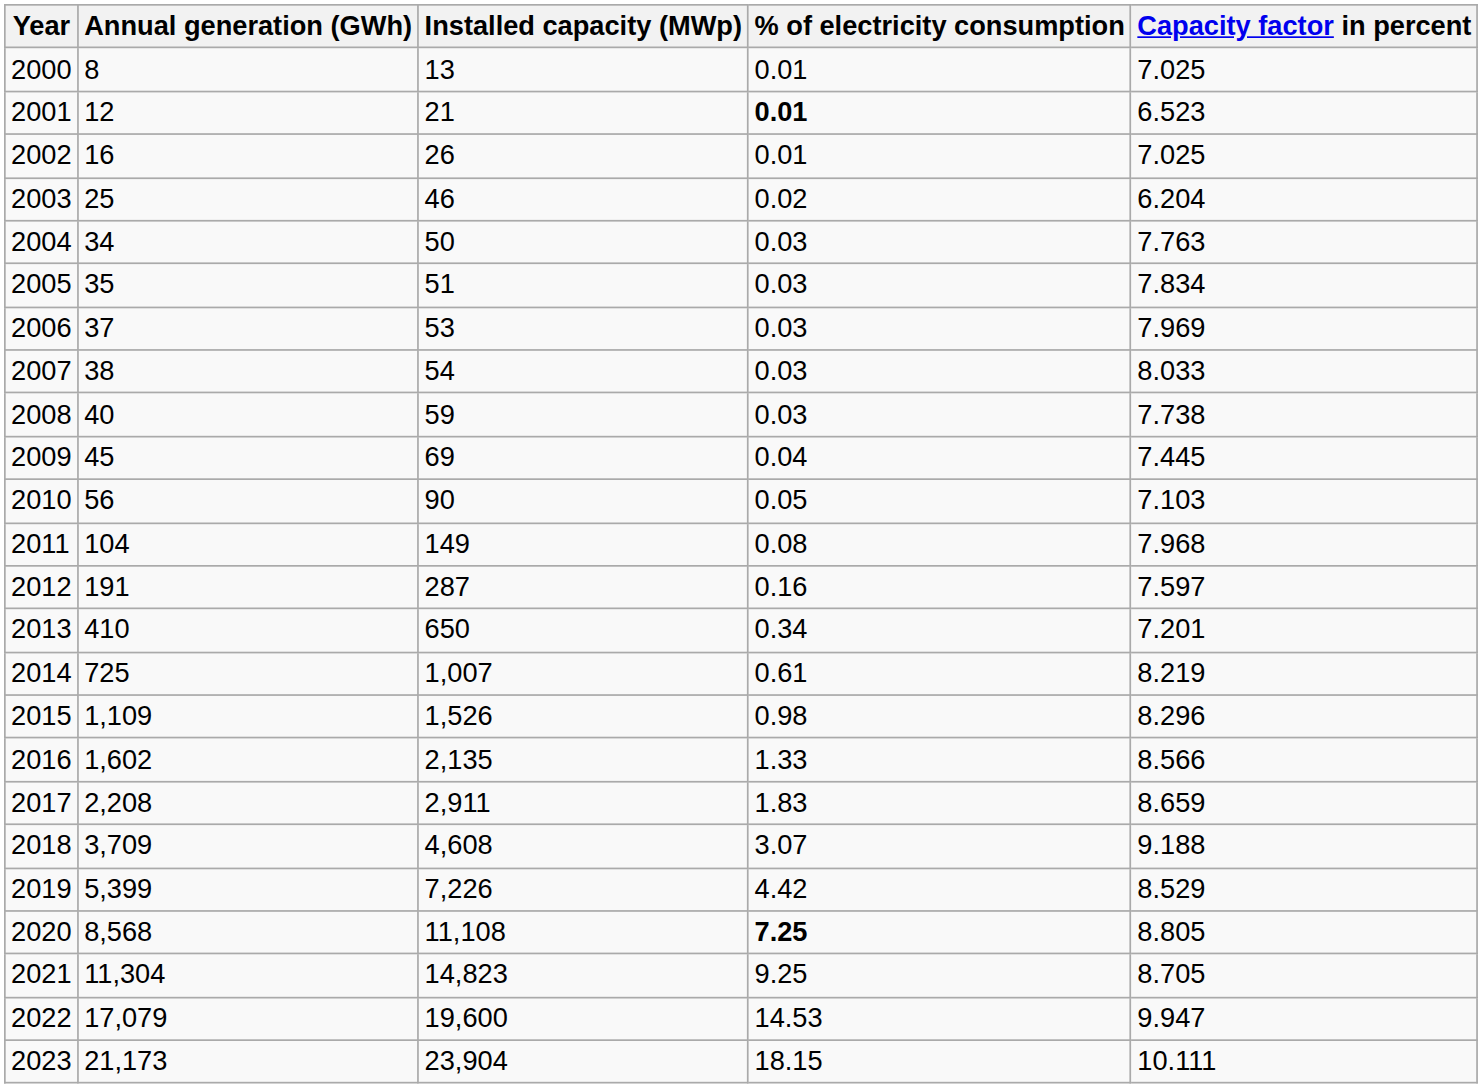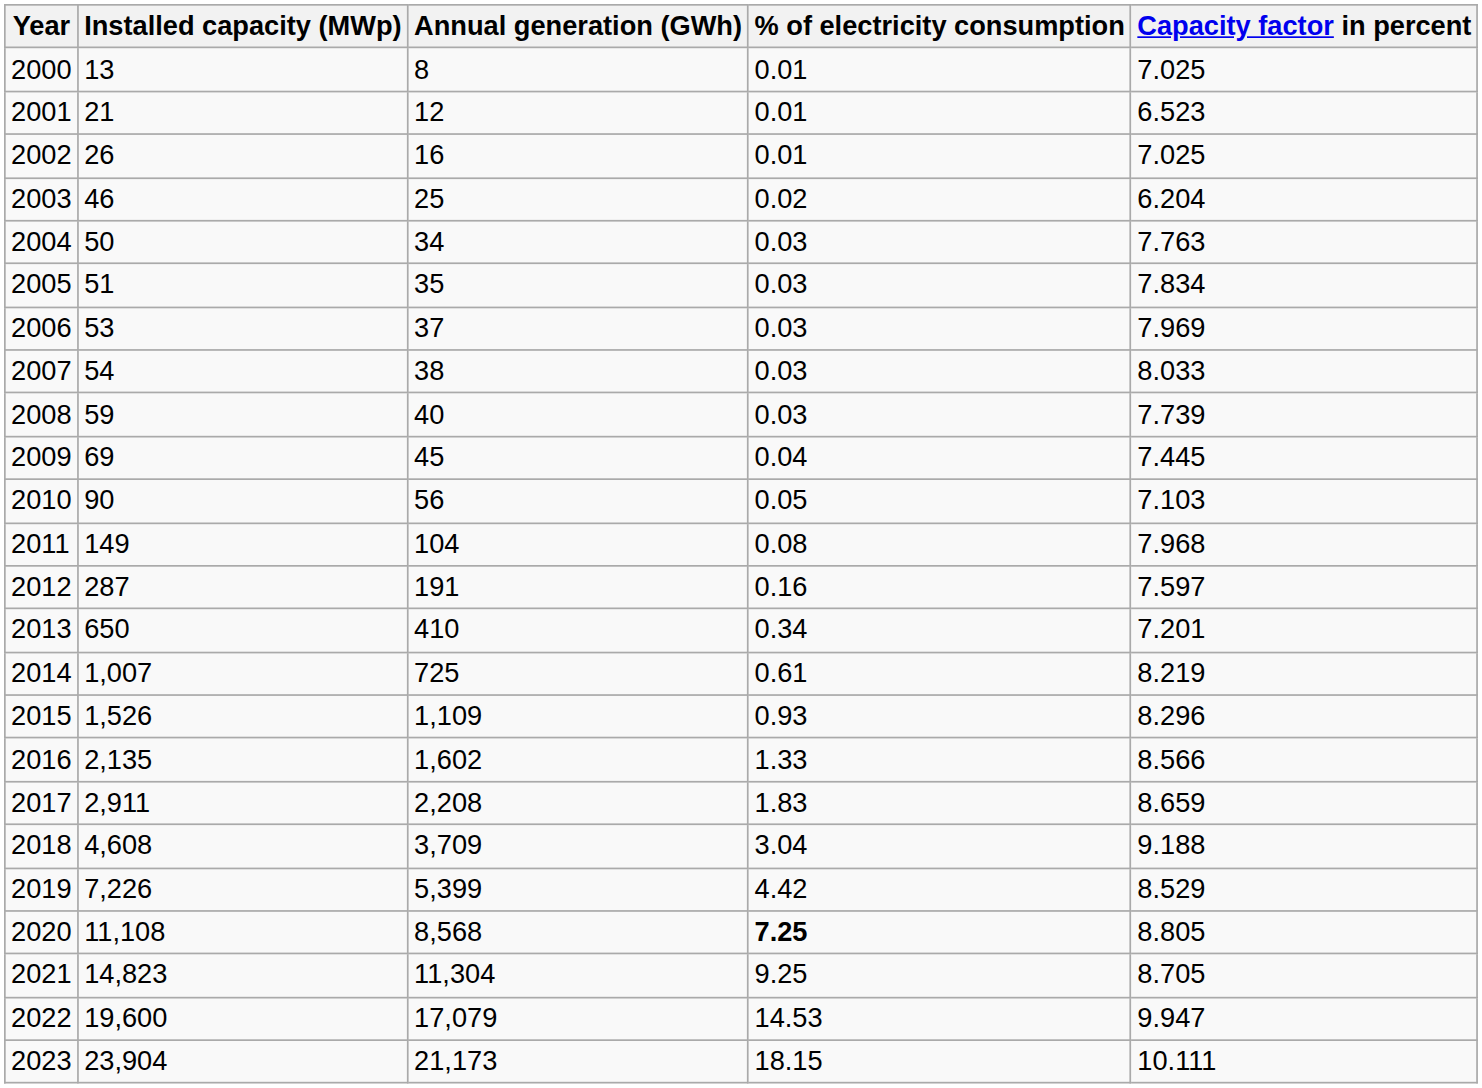columns swapped: (583, 26) <-> (248, 26)
(781, 112) bold -> (781, 112) normal
(1171, 414) 7.738 -> (1171, 414) 7.739
(781, 716) 0.98 -> (781, 716) 0.93
(781, 845) 3.07 -> (781, 845) 3.04
